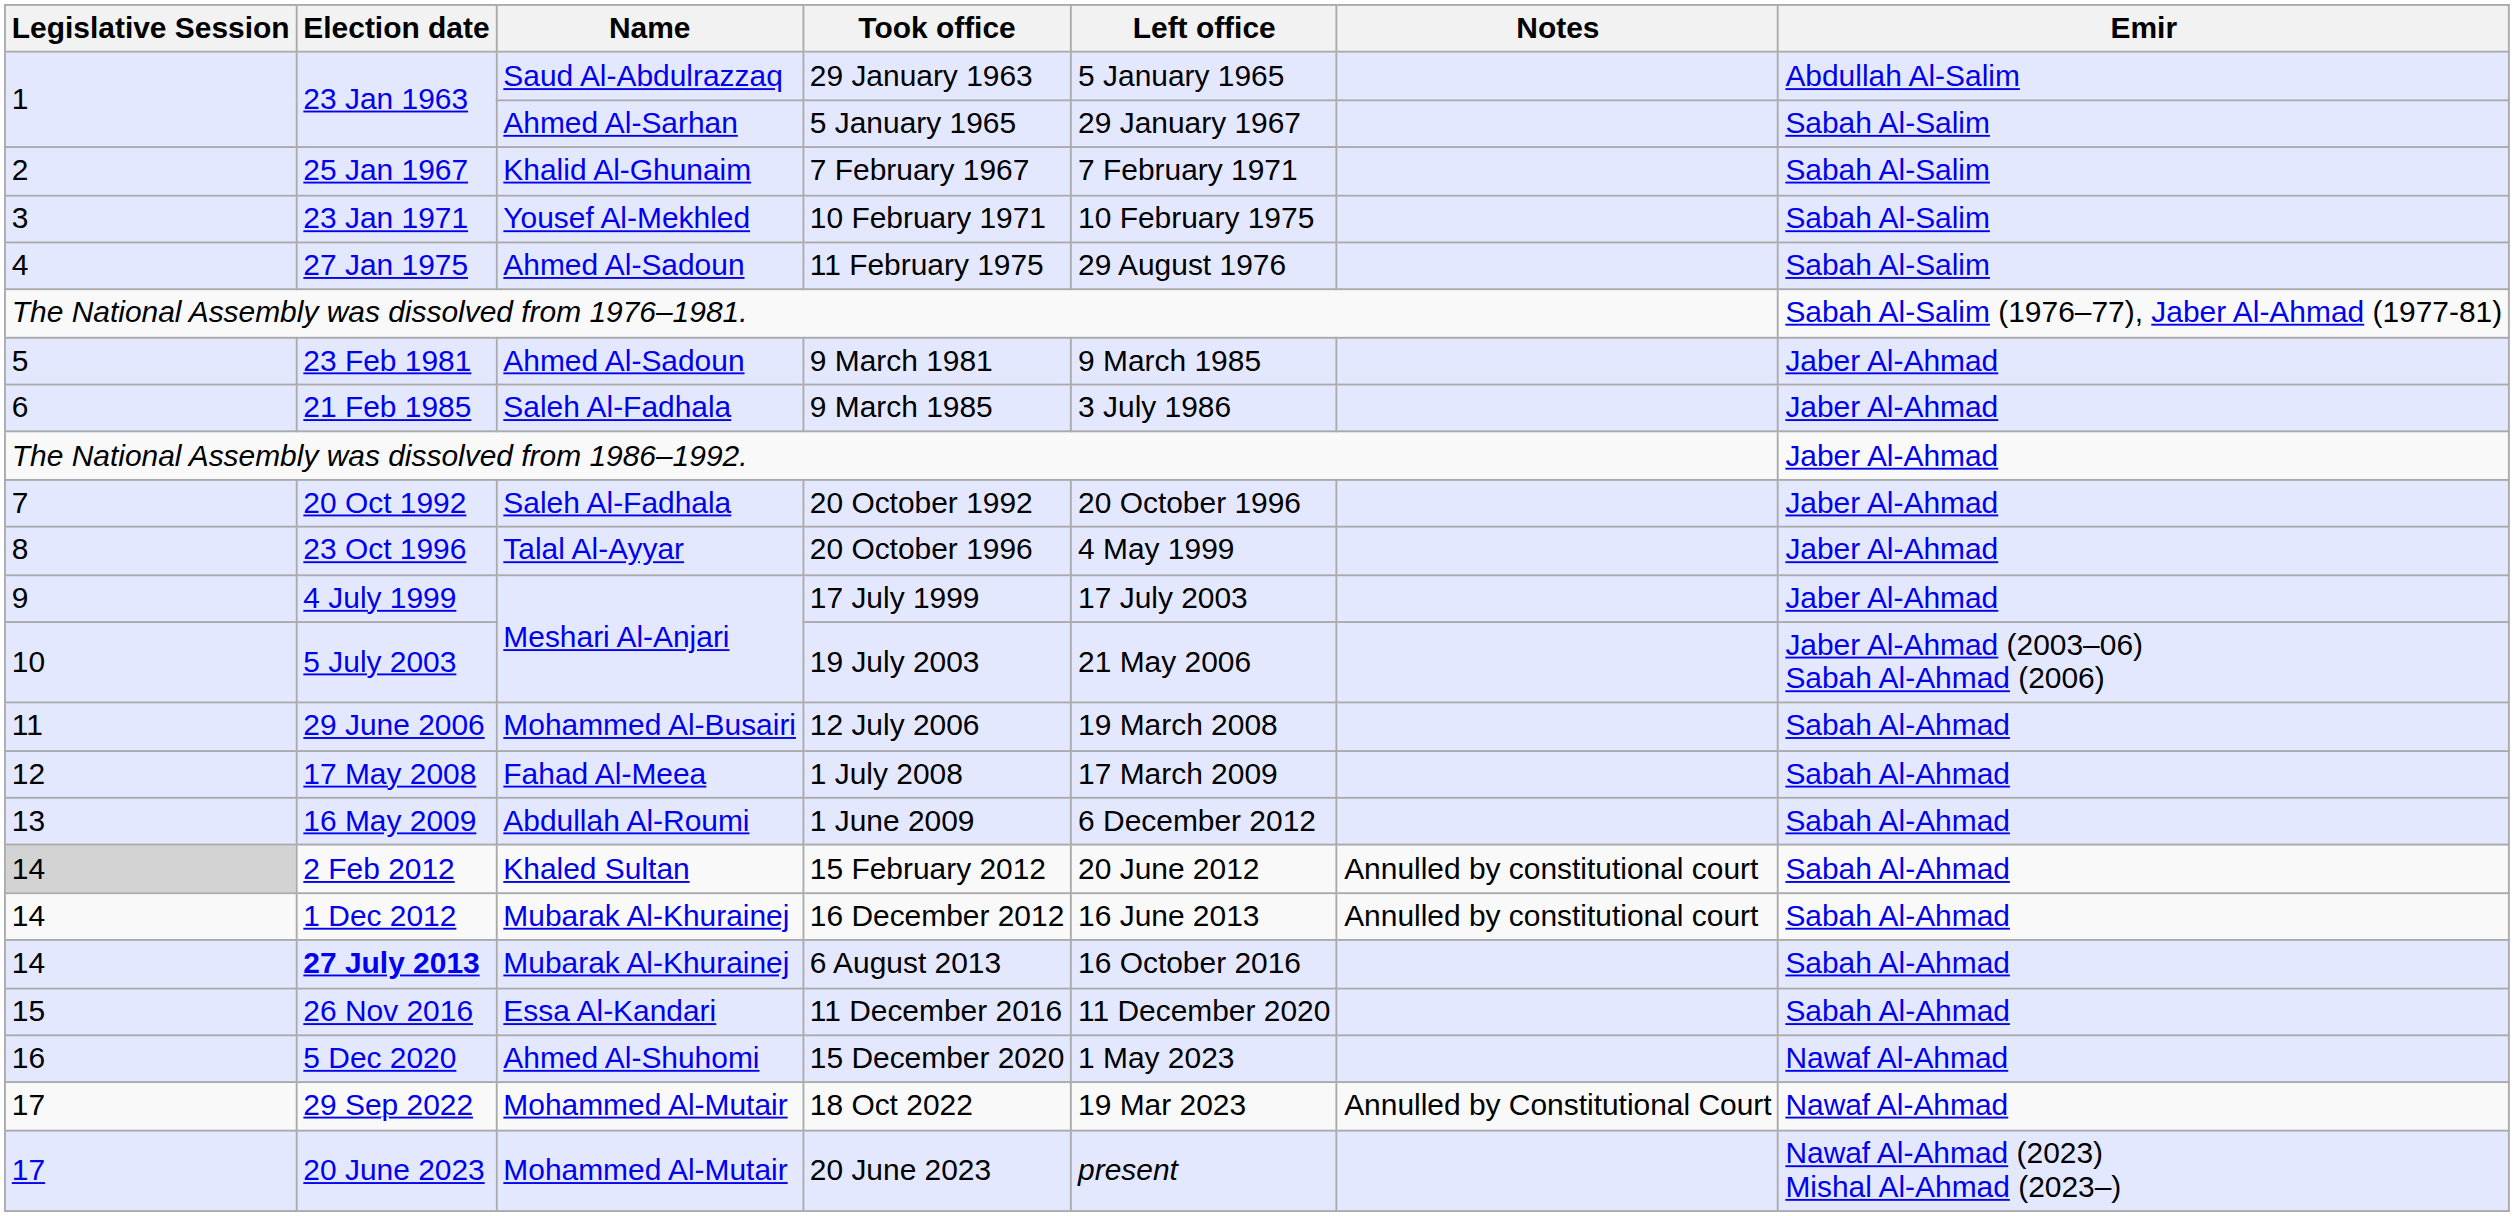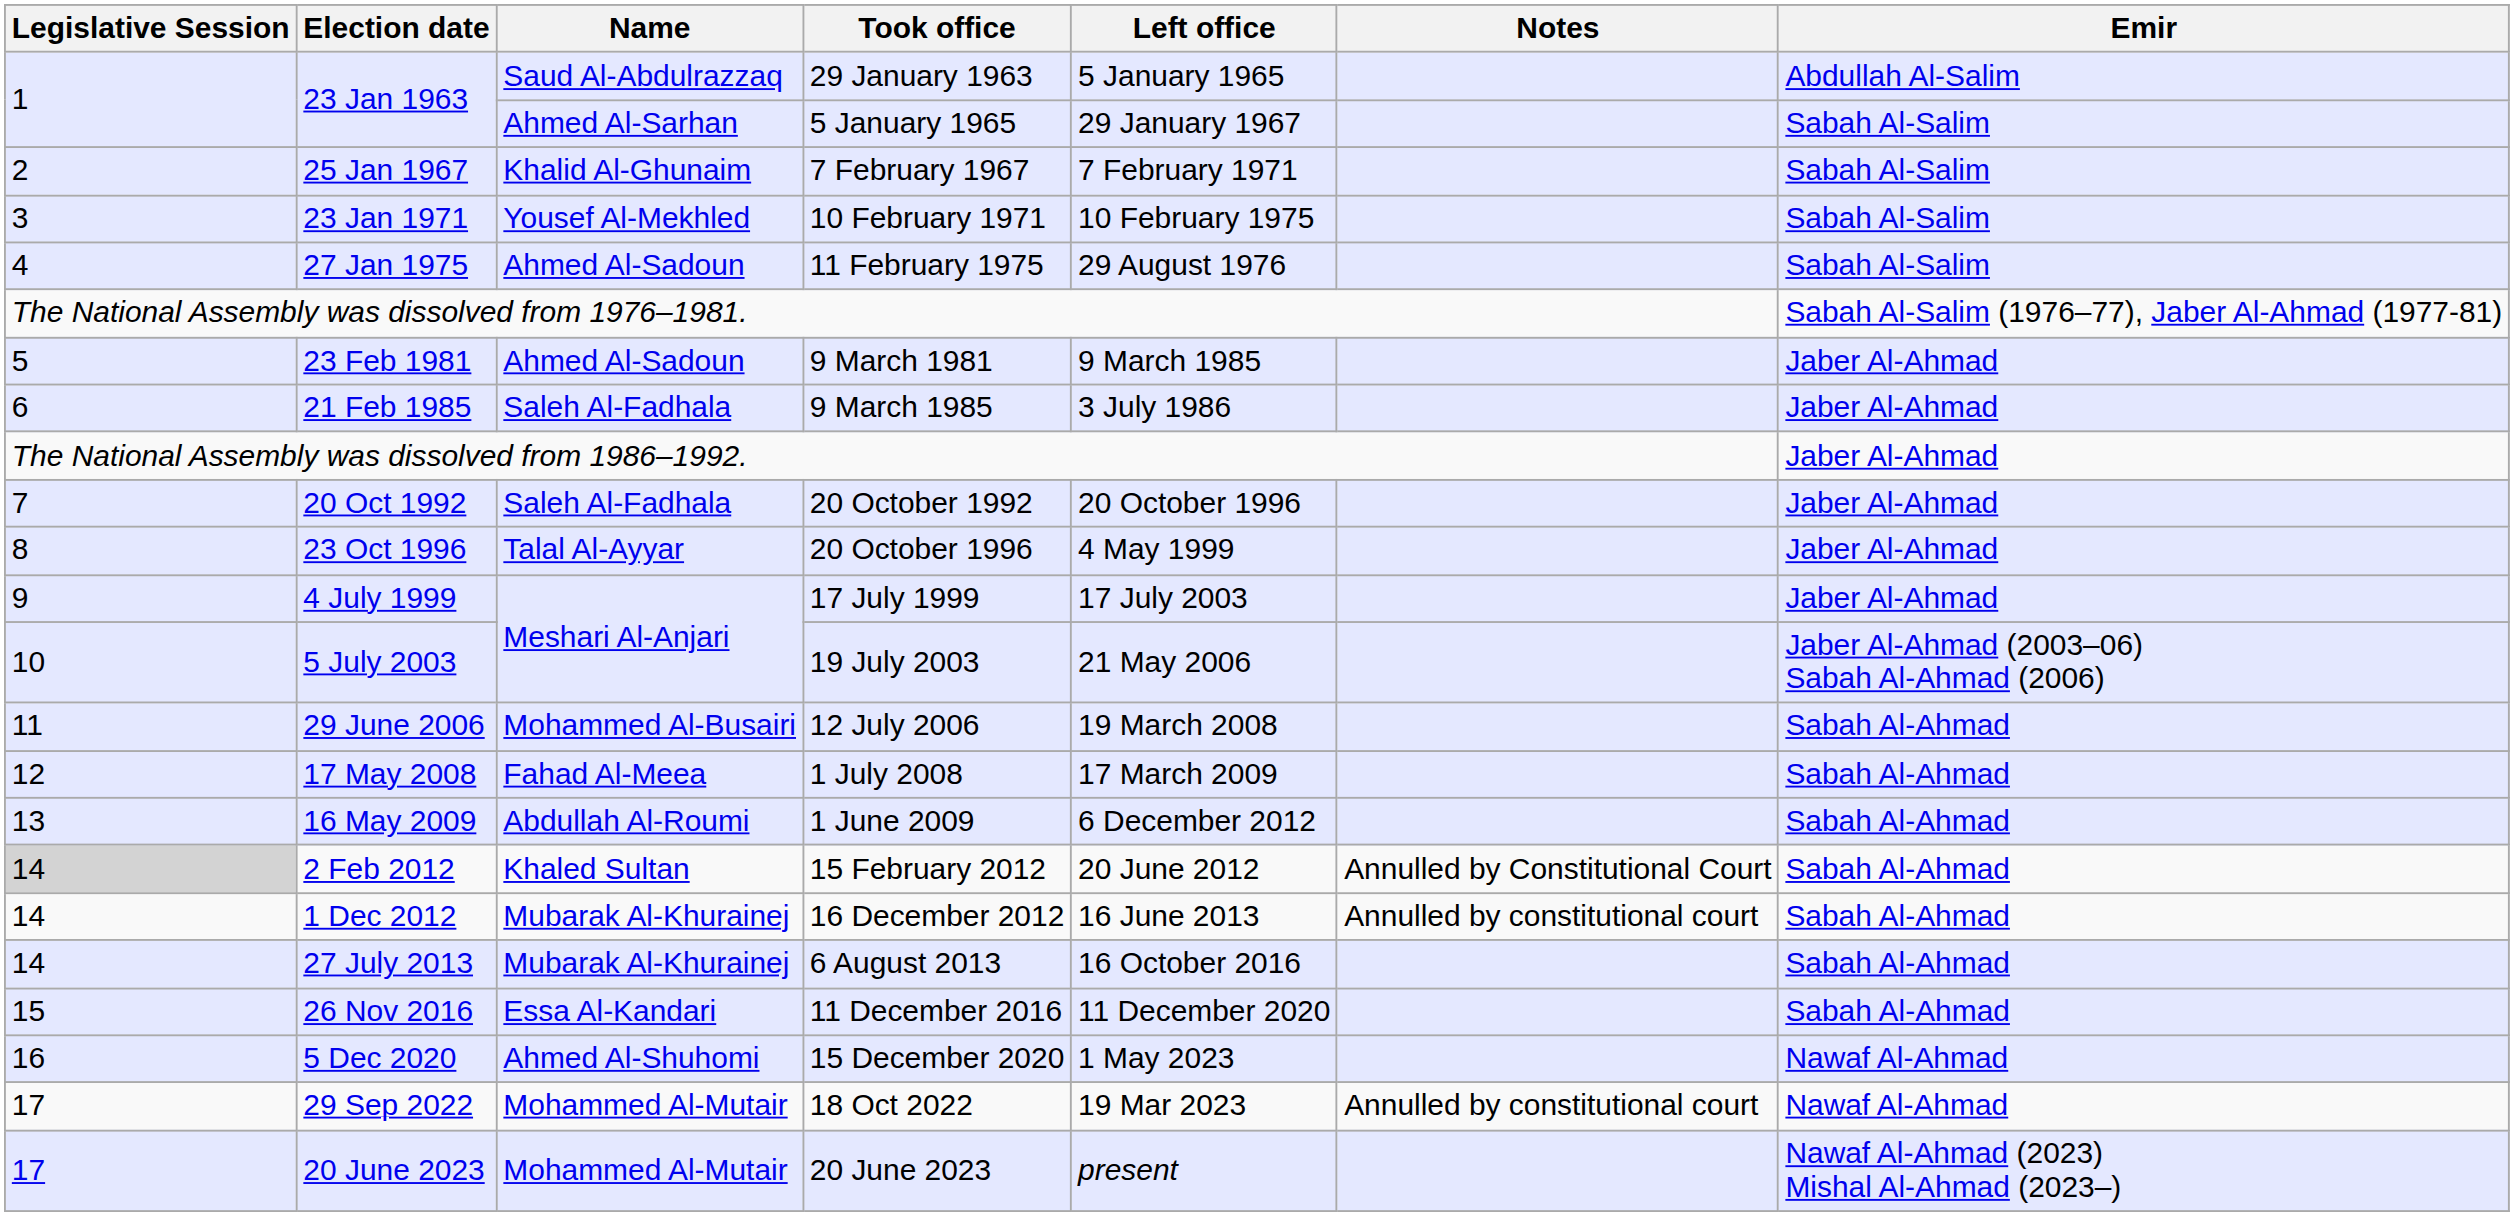(1551, 868) Annulled by constitutional court -> (1558, 868) Annulled by Constitutional Court
(392, 963) bold -> (388, 963) normal
(1558, 1105) Annulled by Constitutional Court -> (1551, 1105) Annulled by constitutional court
